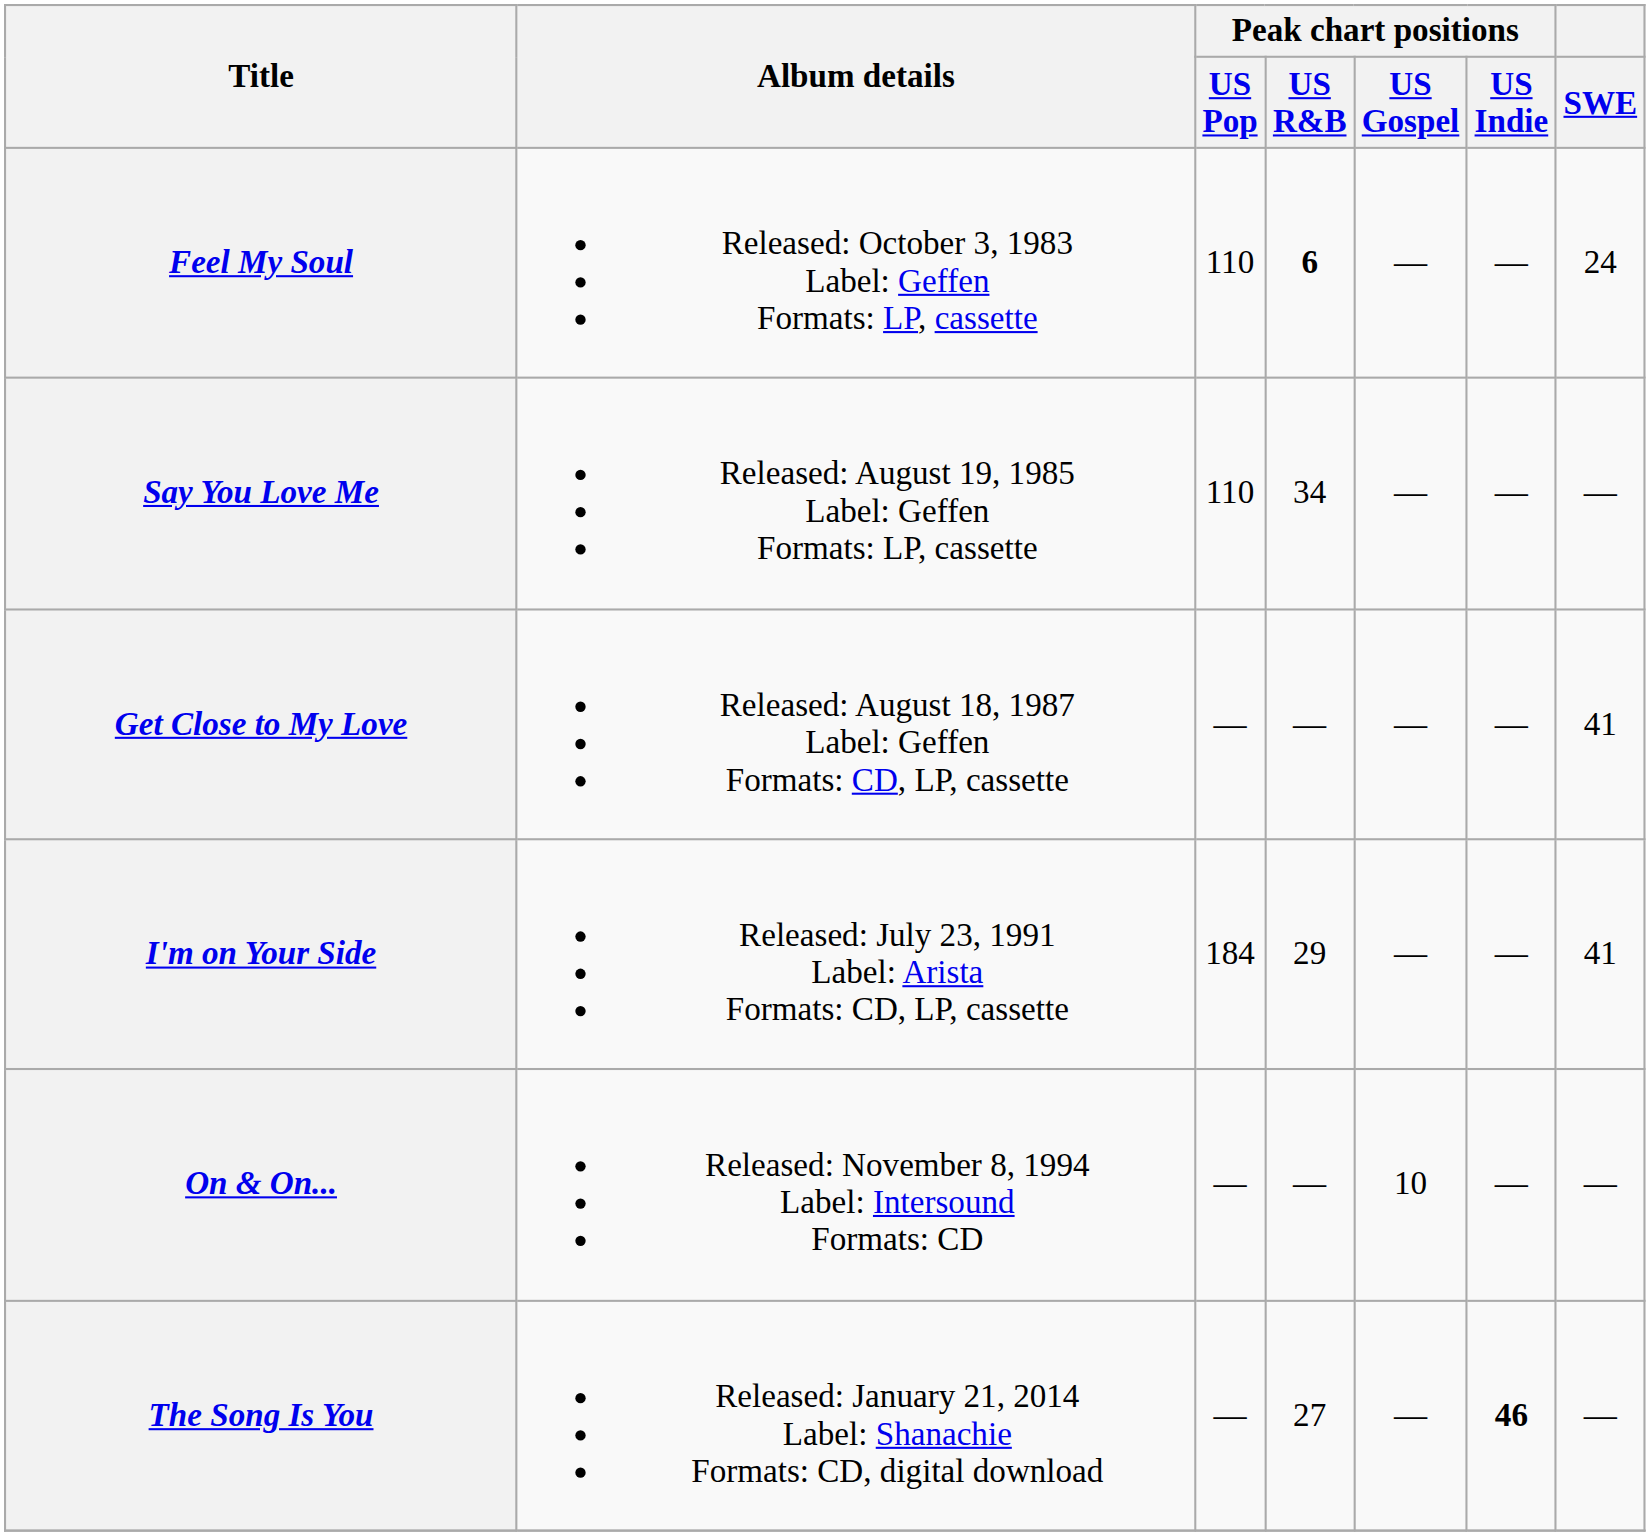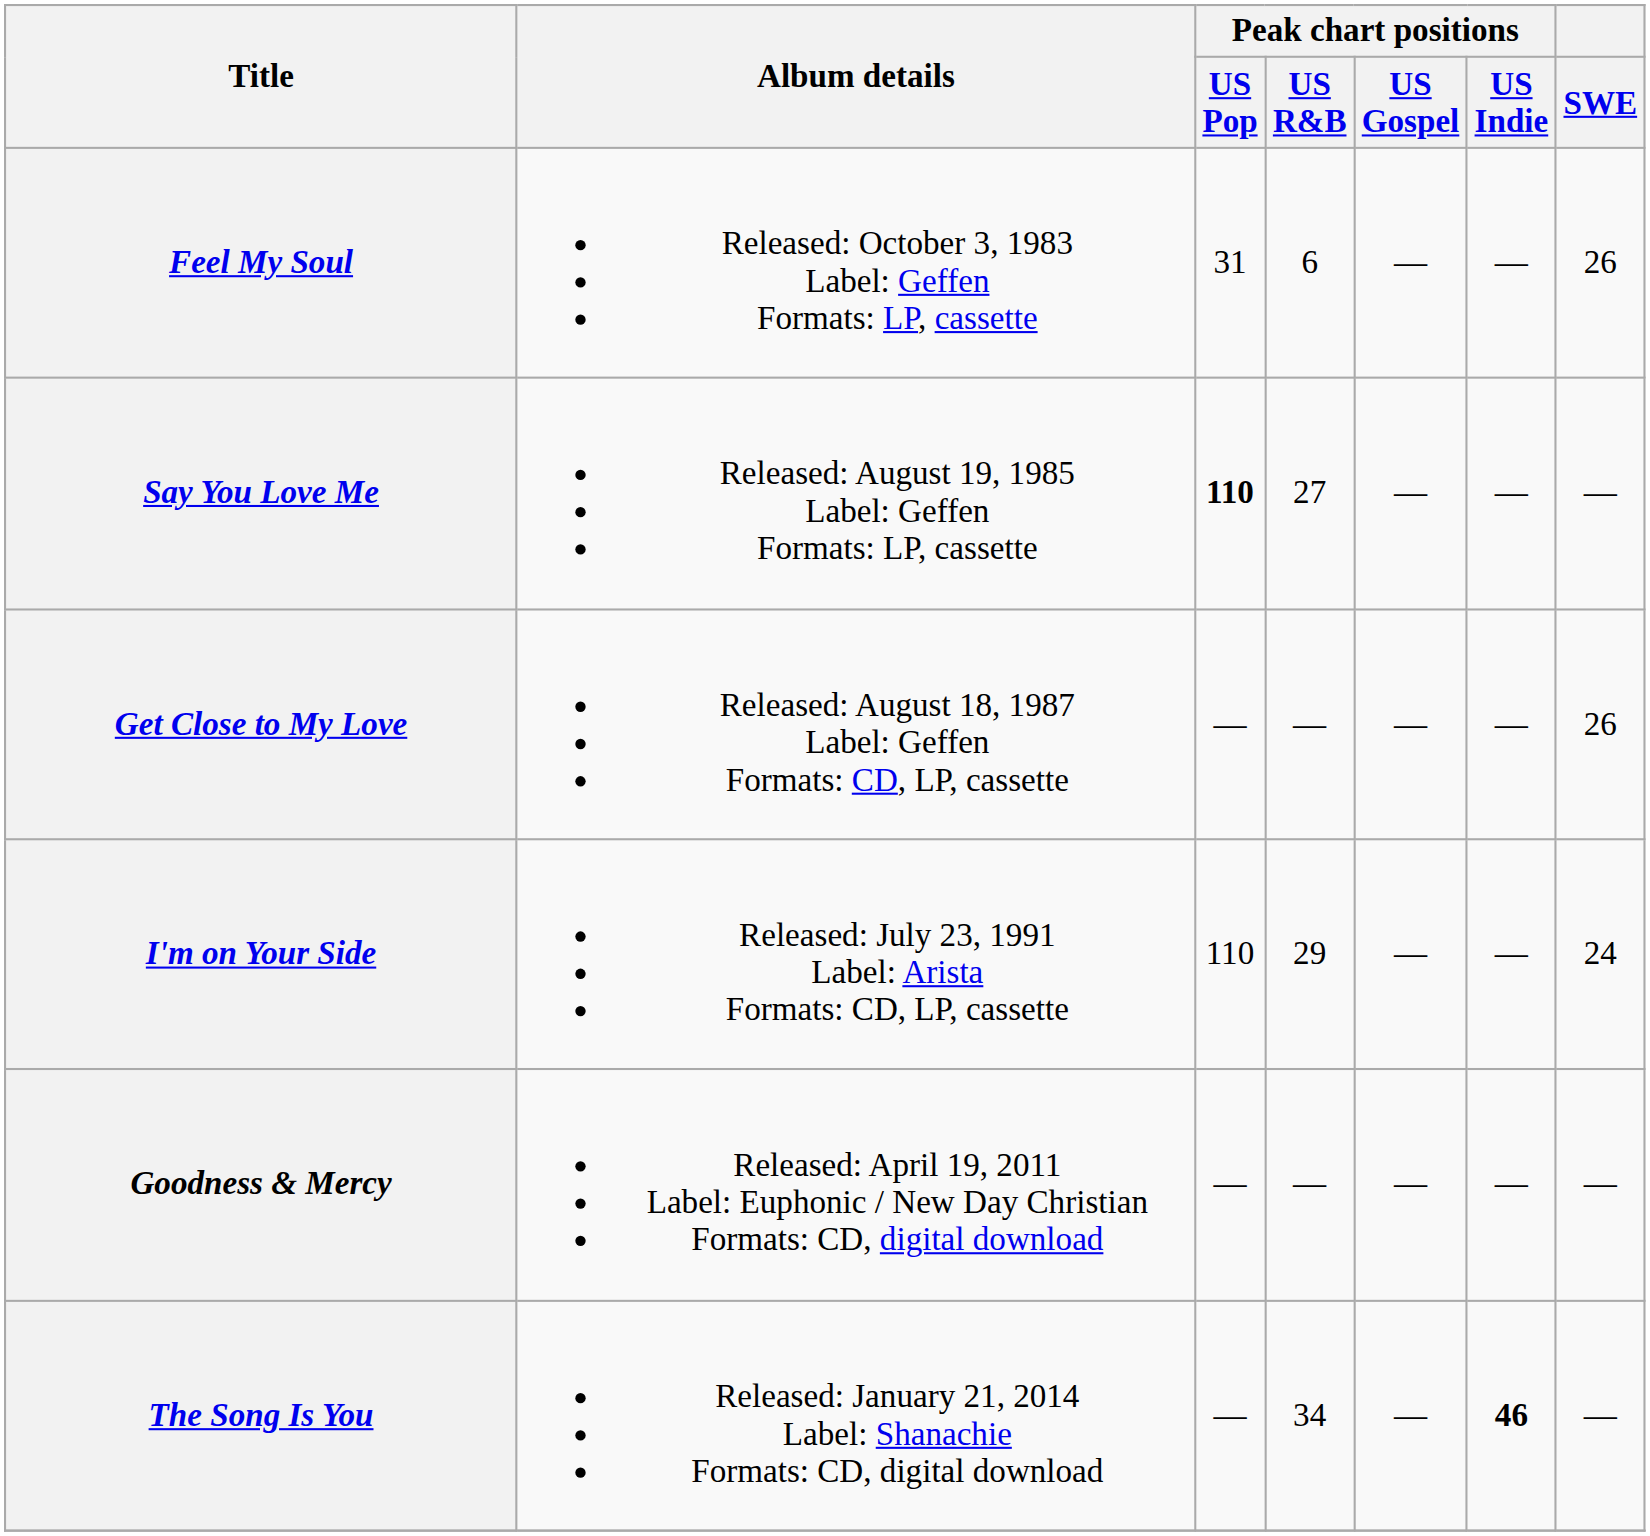(1230, 262) 110 -> (1230, 262) 31
(1310, 262) bold -> (1310, 262) normal
(1600, 262) 24 -> (1600, 262) 26
(1230, 492) normal -> (1230, 492) bold
(1310, 492) 34 -> (1310, 492) 27
(1600, 723) 41 -> (1600, 723) 26
(1230, 953) 184 -> (1230, 953) 110
(1600, 953) 41 -> (1600, 953) 24
- row: (261, 1184)
+ row: (261, 1184)
(1310, 1414) 27 -> (1310, 1414) 34
